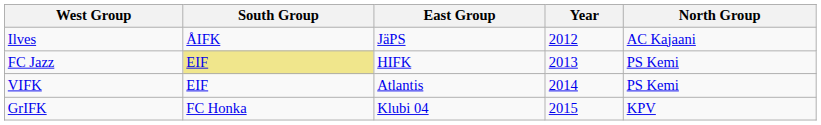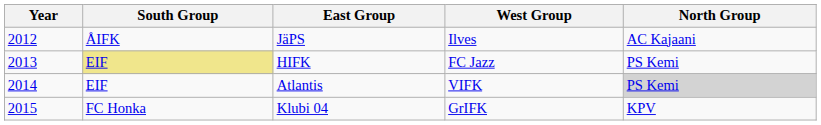columns swapped: (584, 16) <-> (94, 16)
(653, 85) no background -> (653, 85) lightgrey background
